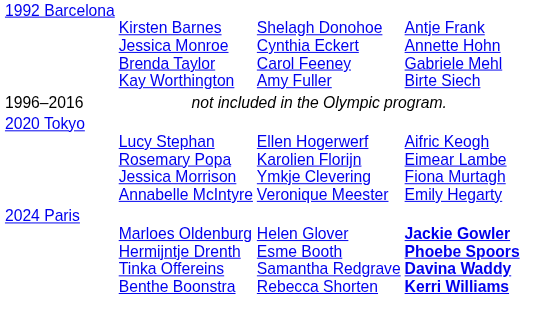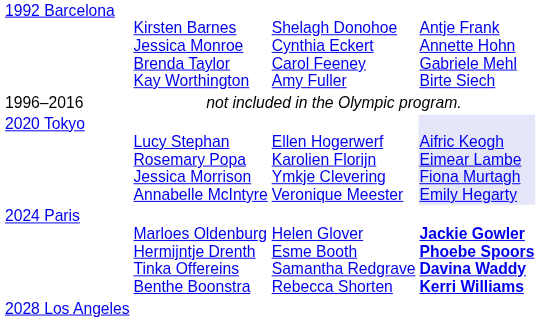(456, 168) no background -> (470, 168) lavender background
+ row: (67, 308)
